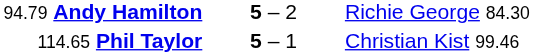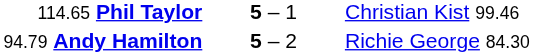rows swapped: (120, 41) <-> (103, 11)
